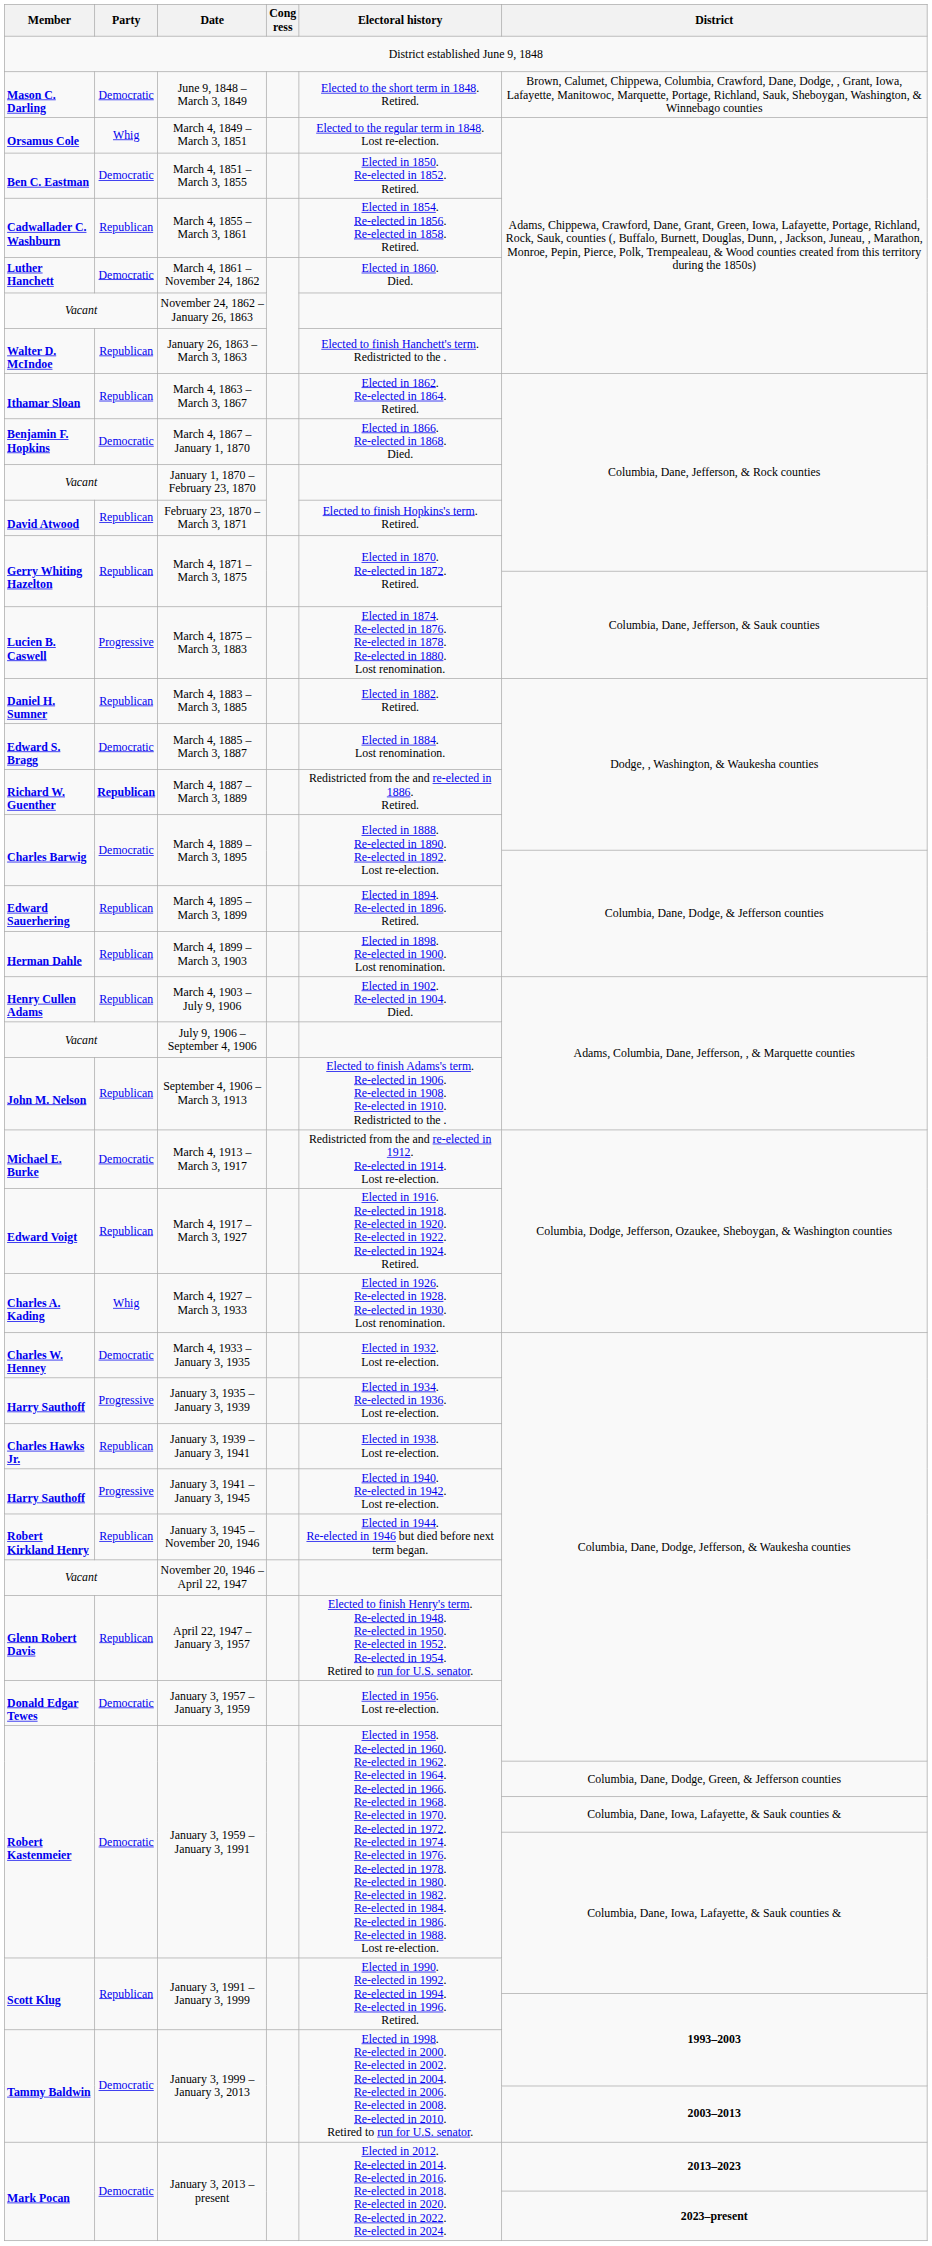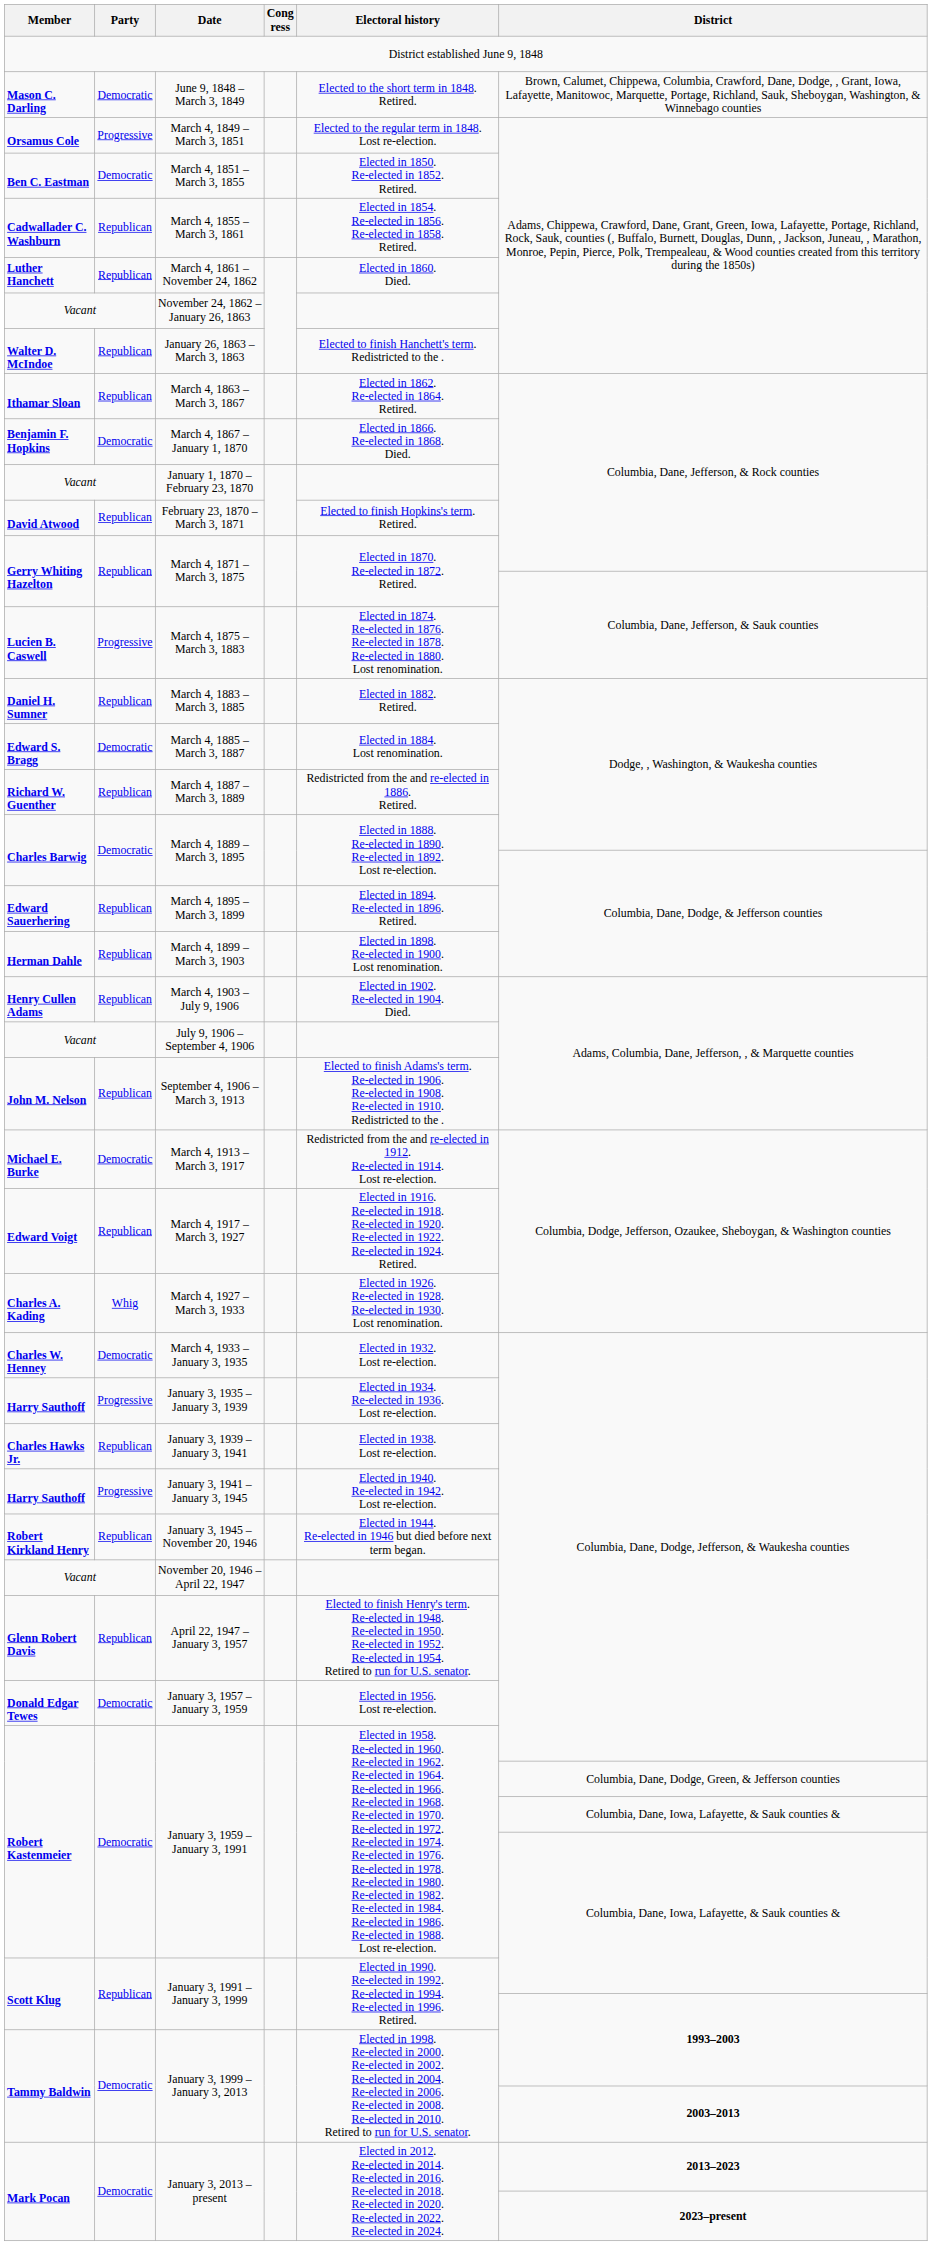(126, 135) Whig -> (125, 135) Progressive
(126, 274) Democratic -> (125, 274) Republican
(126, 792) bold -> (125, 792) normal
